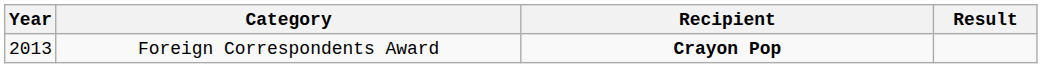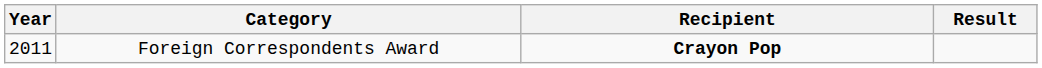(31, 49) 2013 -> (31, 49) 2011
